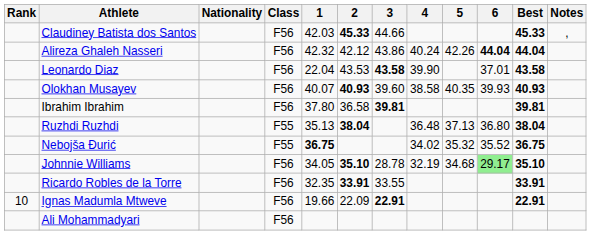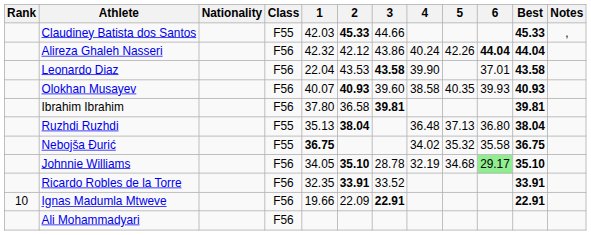(283, 32) F56 -> (283, 32) F55
(495, 145) 35.52 -> (495, 145) 35.58
(390, 182) 33.55 -> (390, 182) 33.52
